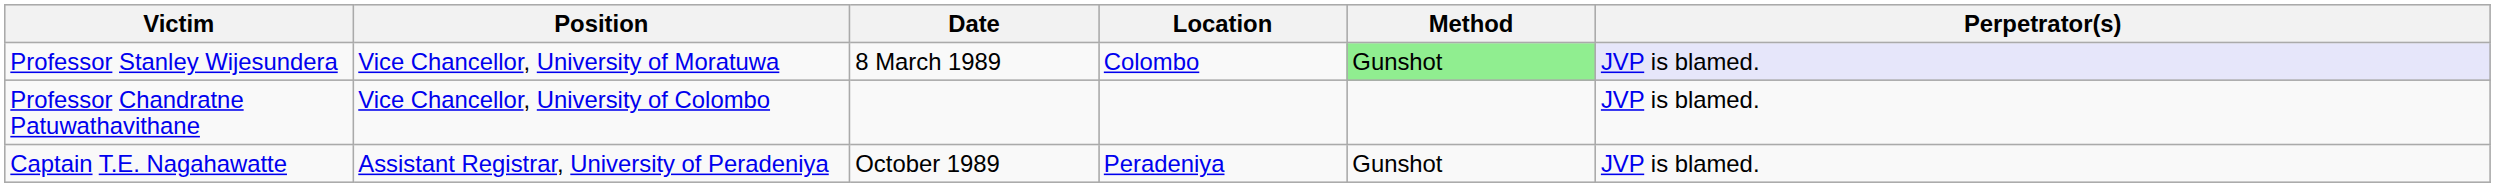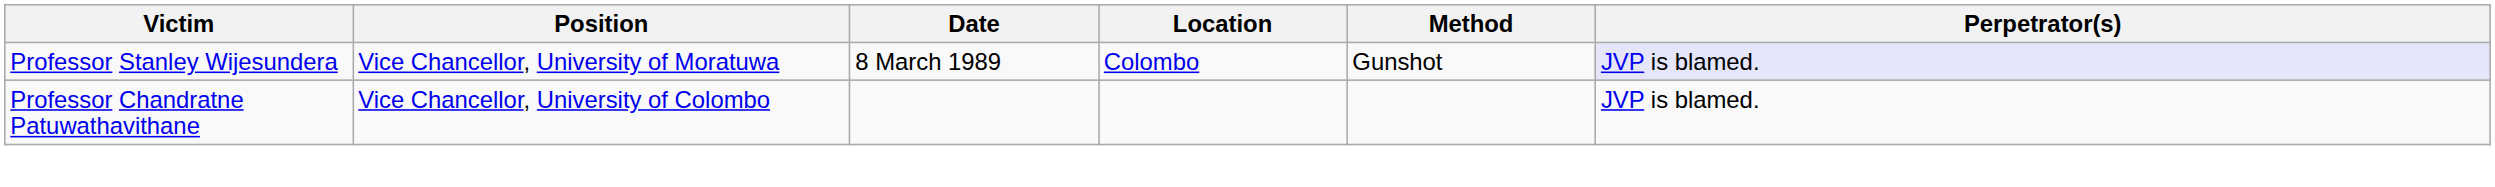(1397, 62) lightgreen background -> (1397, 62) no background
- row: (149, 164)
